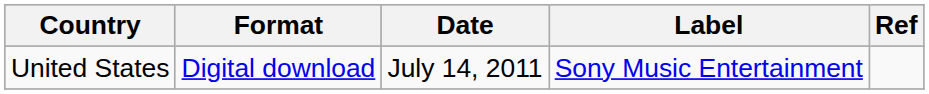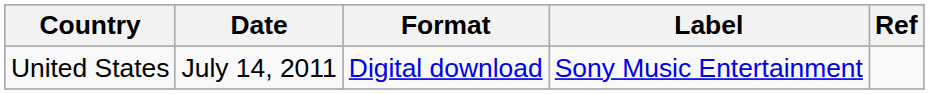columns swapped: (465, 25) <-> (278, 25)
